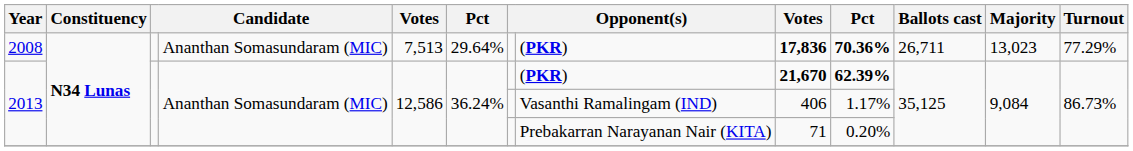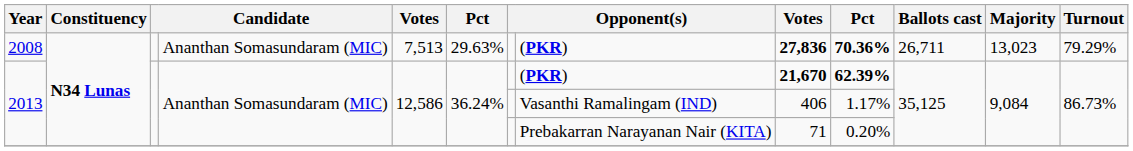(477, 46) 29.64% -> (477, 46) 29.63%
(803, 46) 17,836 -> (803, 46) 27,836
(1090, 46) 77.29% -> (1090, 46) 79.29%
